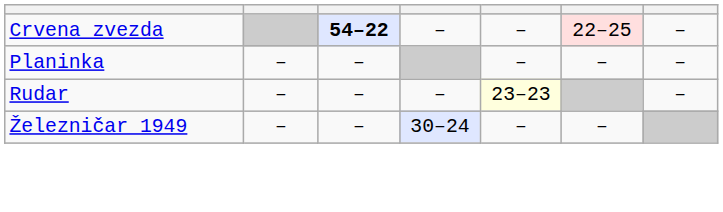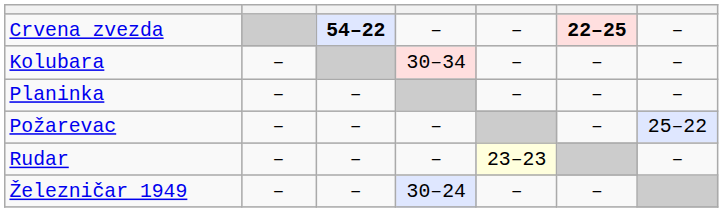(602, 30) normal -> (597, 30) bold
+ row: (57, 62)
+ row: (63, 127)
